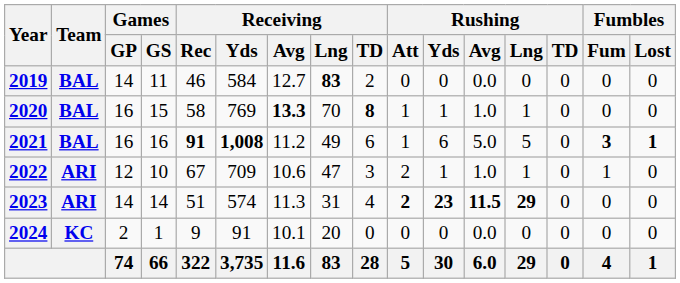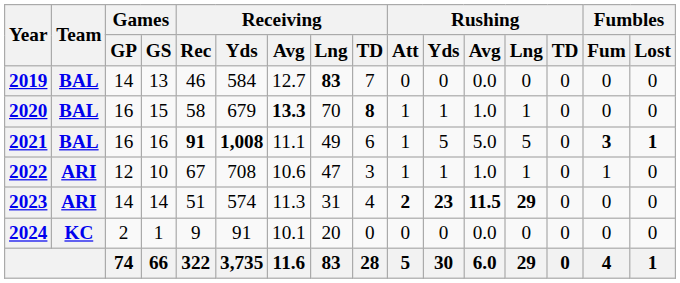(159, 80) 11 -> (159, 80) 13
(370, 80) 2 -> (370, 80) 7
(242, 111) 769 -> (242, 111) 679
(289, 141) 11.2 -> (289, 141) 11.1
(444, 141) 6 -> (444, 141) 5
(242, 171) 709 -> (242, 171) 708
(405, 171) 2 -> (405, 171) 1
